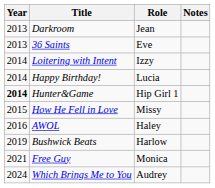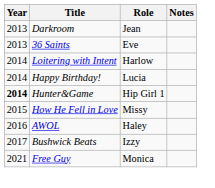(145, 61) Izzy -> (138, 61) Harlow
(17, 142) 2019 -> (17, 142) 2017
(152, 142) Harlow -> (131, 142) Izzy
- row: (82, 175)
